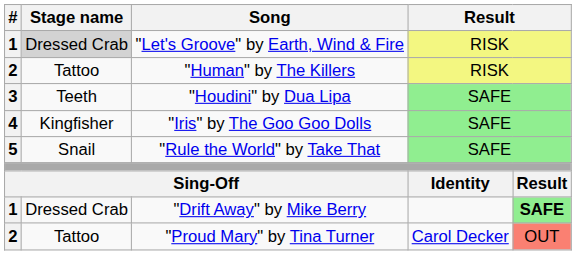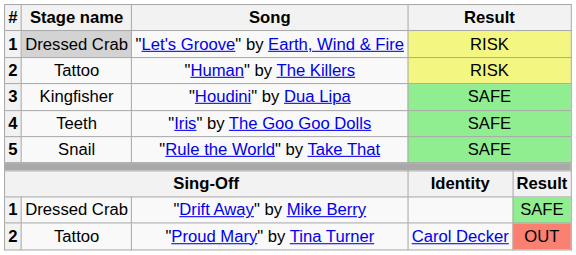(77, 96) Teeth -> (77, 96) Kingfisher
(77, 123) Kingfisher -> (77, 123) Teeth
(542, 210) bold -> (542, 210) normal
